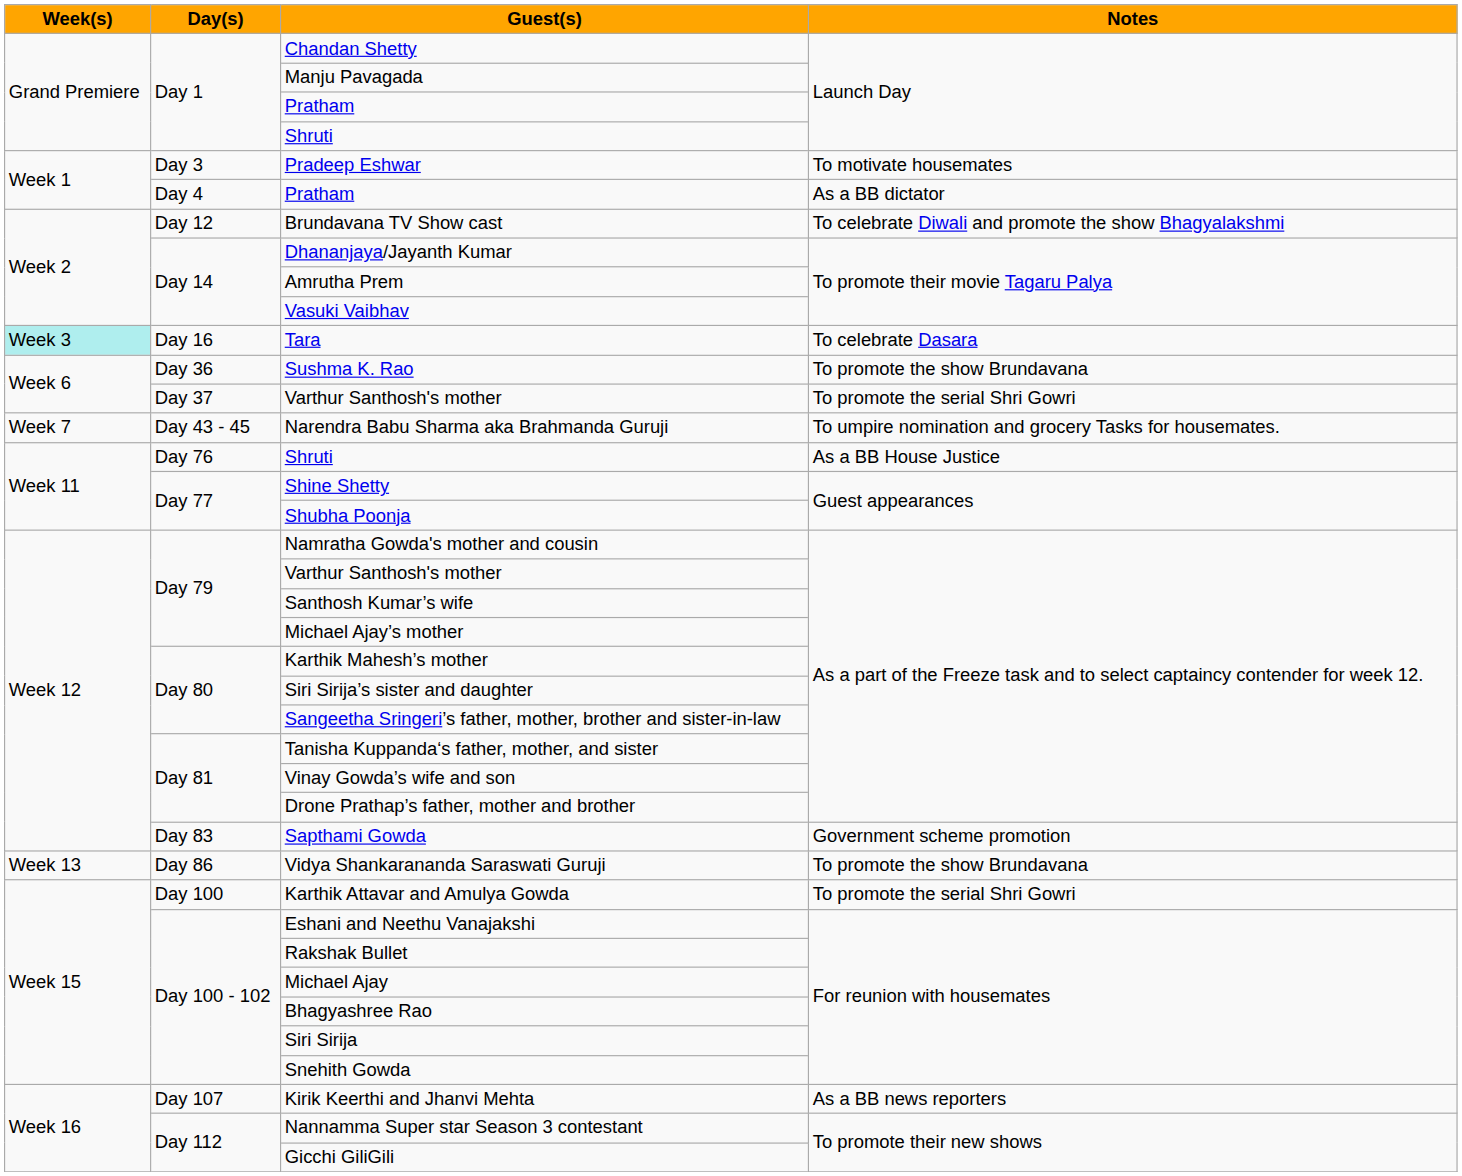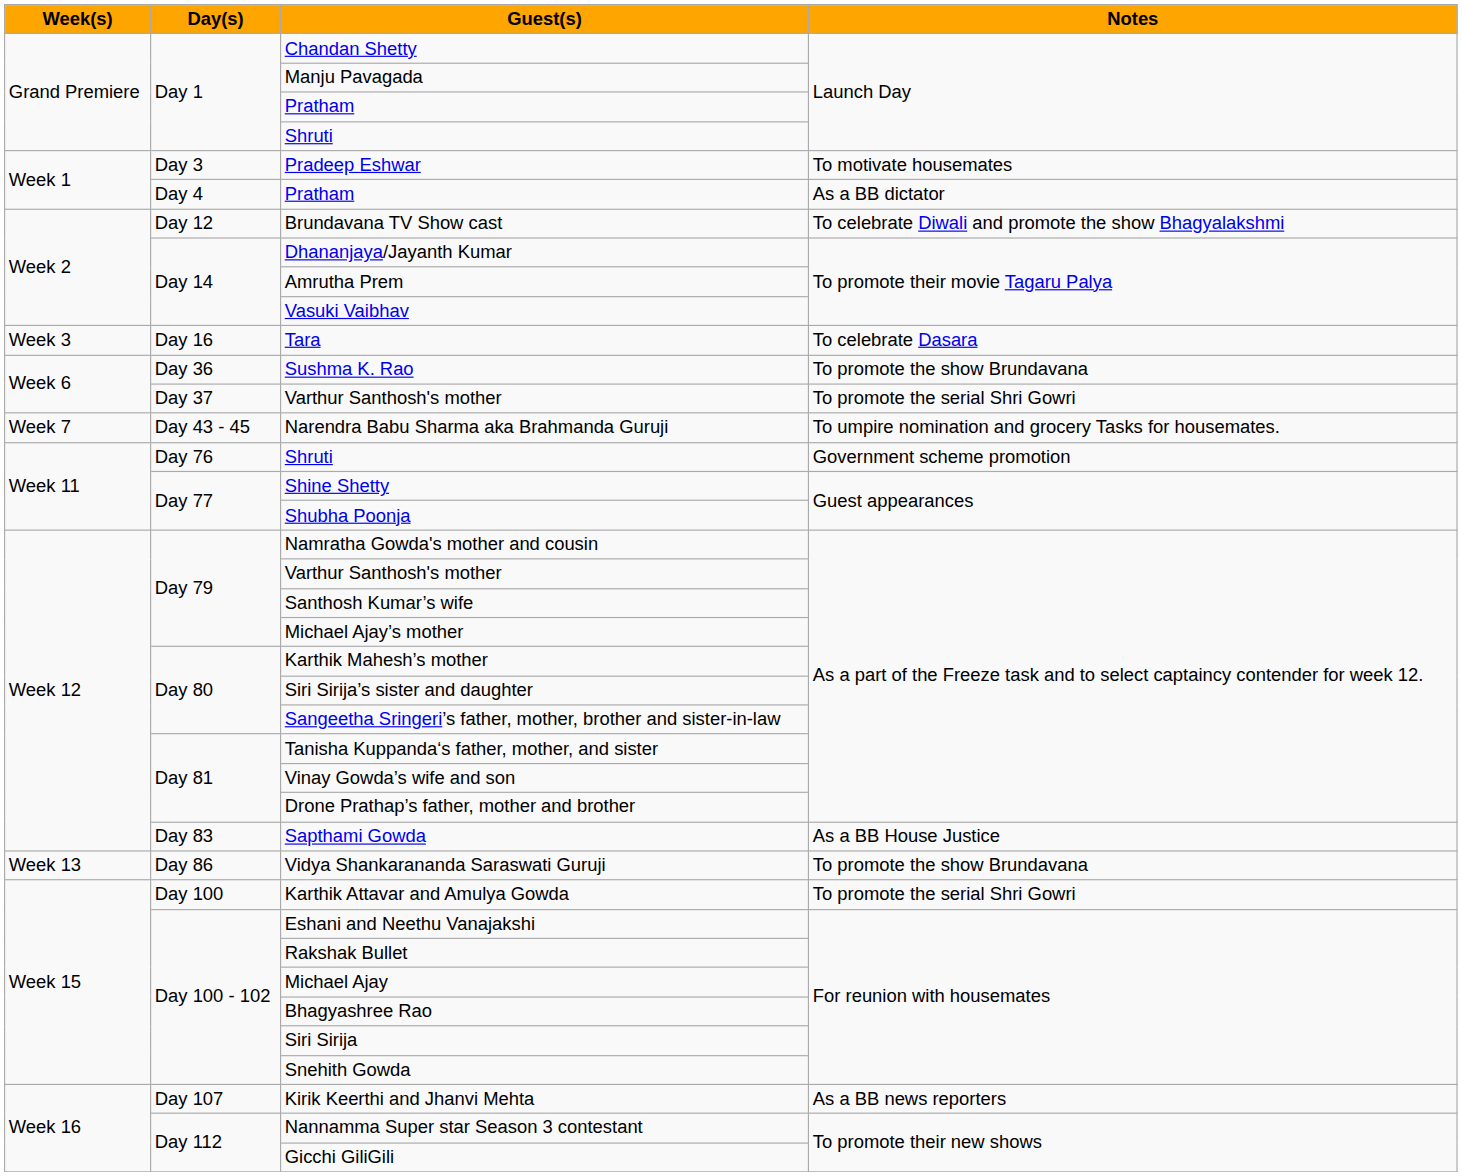(40, 340) paleturquoise background -> (40, 340) no background
(906, 456) As a BB House Justice -> (942, 456) Government scheme promotion
(942, 836) Government scheme promotion -> (906, 836) As a BB House Justice
